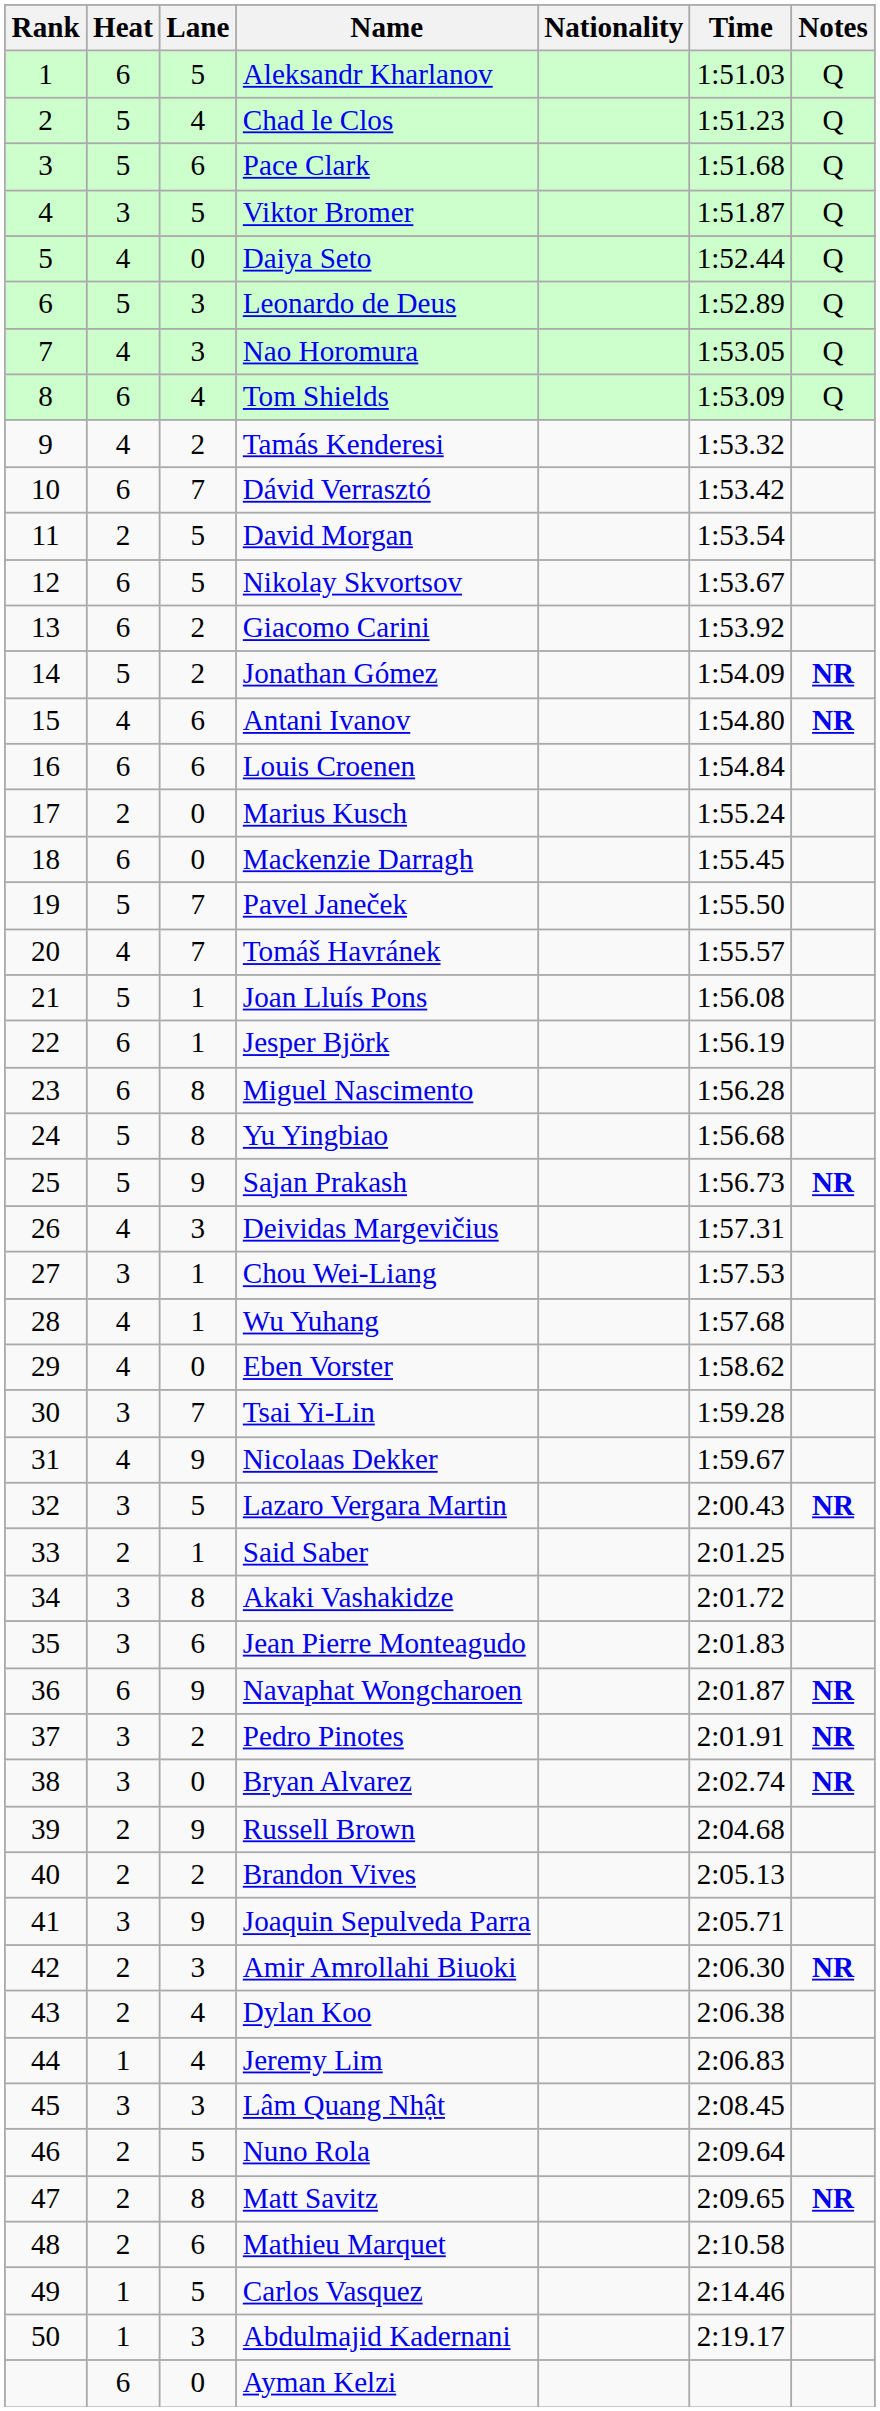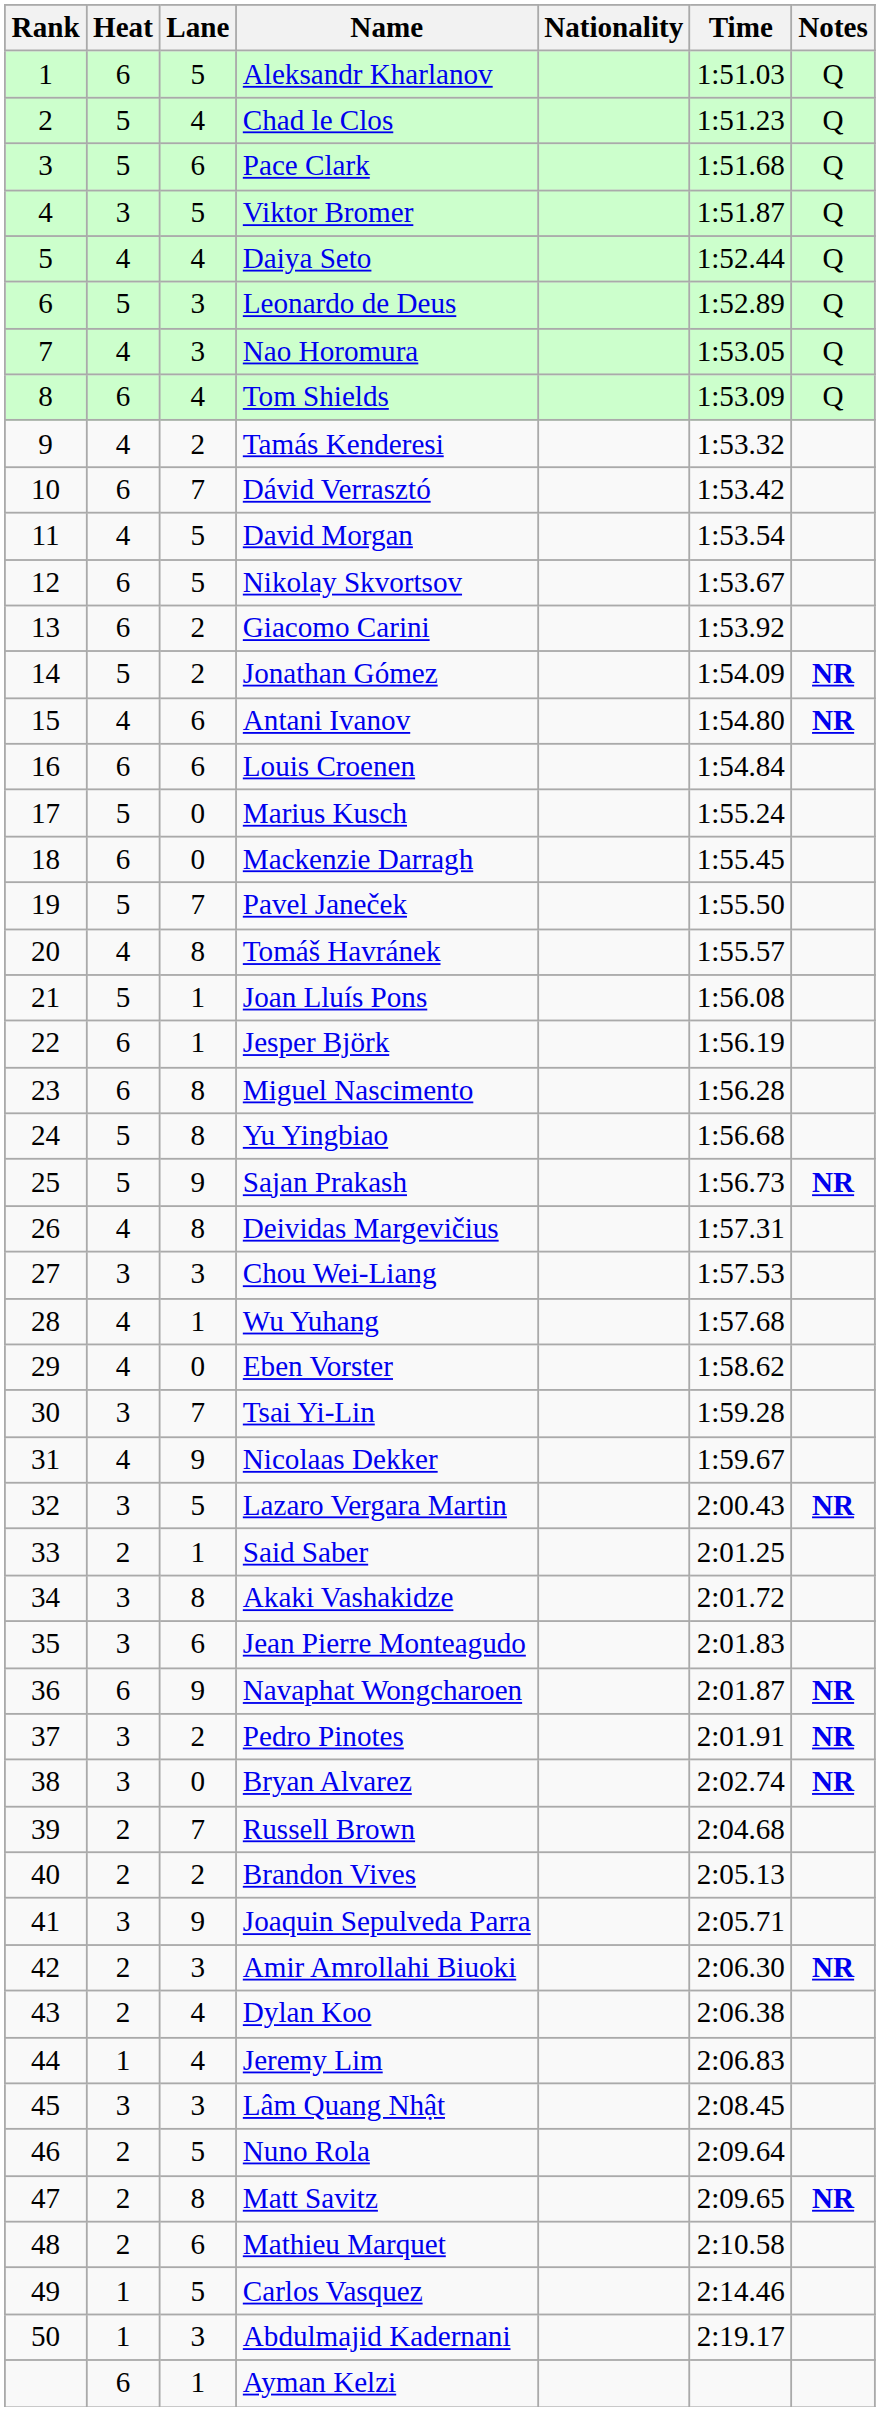(198, 258) 0 -> (198, 258) 4
(123, 535) 2 -> (123, 535) 4
(123, 812) 2 -> (123, 812) 5
(198, 951) 7 -> (198, 951) 8
(198, 1228) 3 -> (198, 1228) 8
(198, 1274) 1 -> (198, 1274) 3
(198, 1828) 9 -> (198, 1828) 7
(198, 2382) 0 -> (198, 2382) 1
